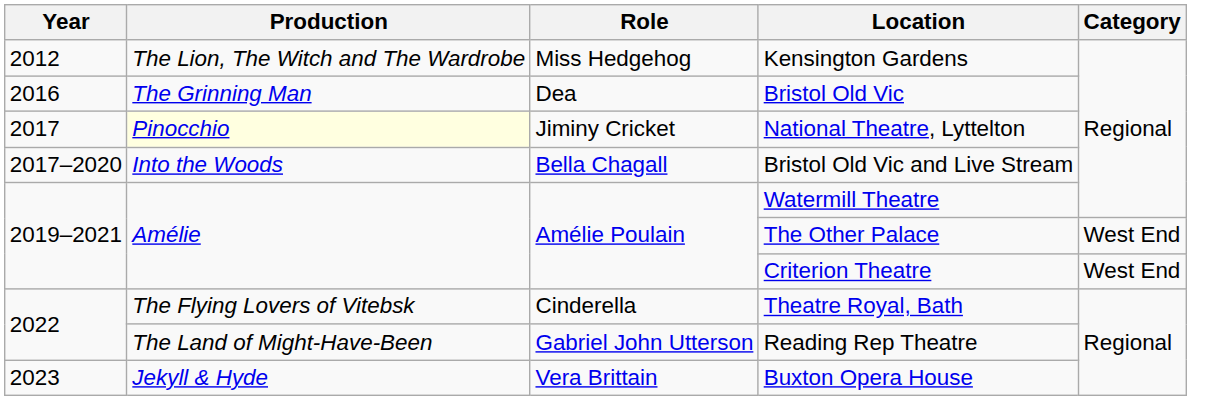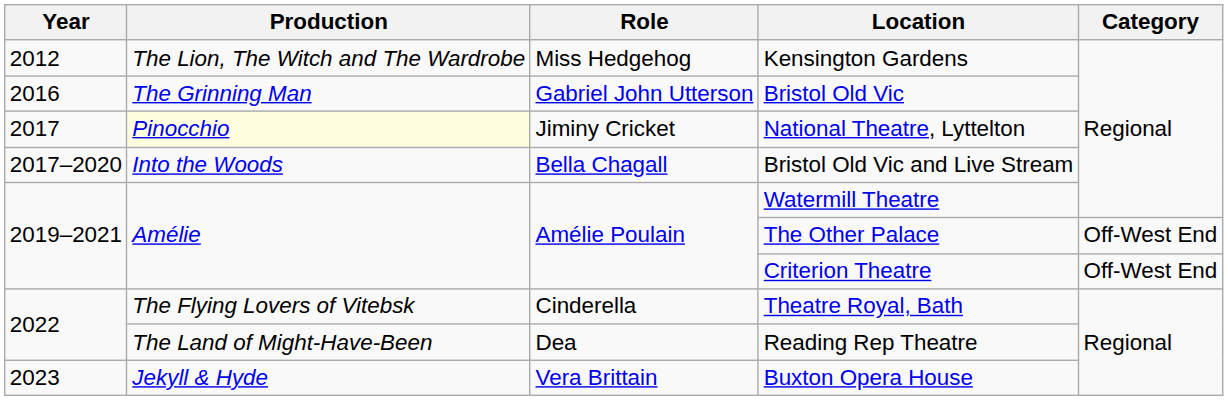(556, 93) Dea -> (644, 93) Gabriel John Utterson
(1132, 235) West End -> (1150, 235) Off-West End
(1132, 270) West End -> (1150, 270) Off-West End
(644, 341) Gabriel John Utterson -> (556, 341) Dea
